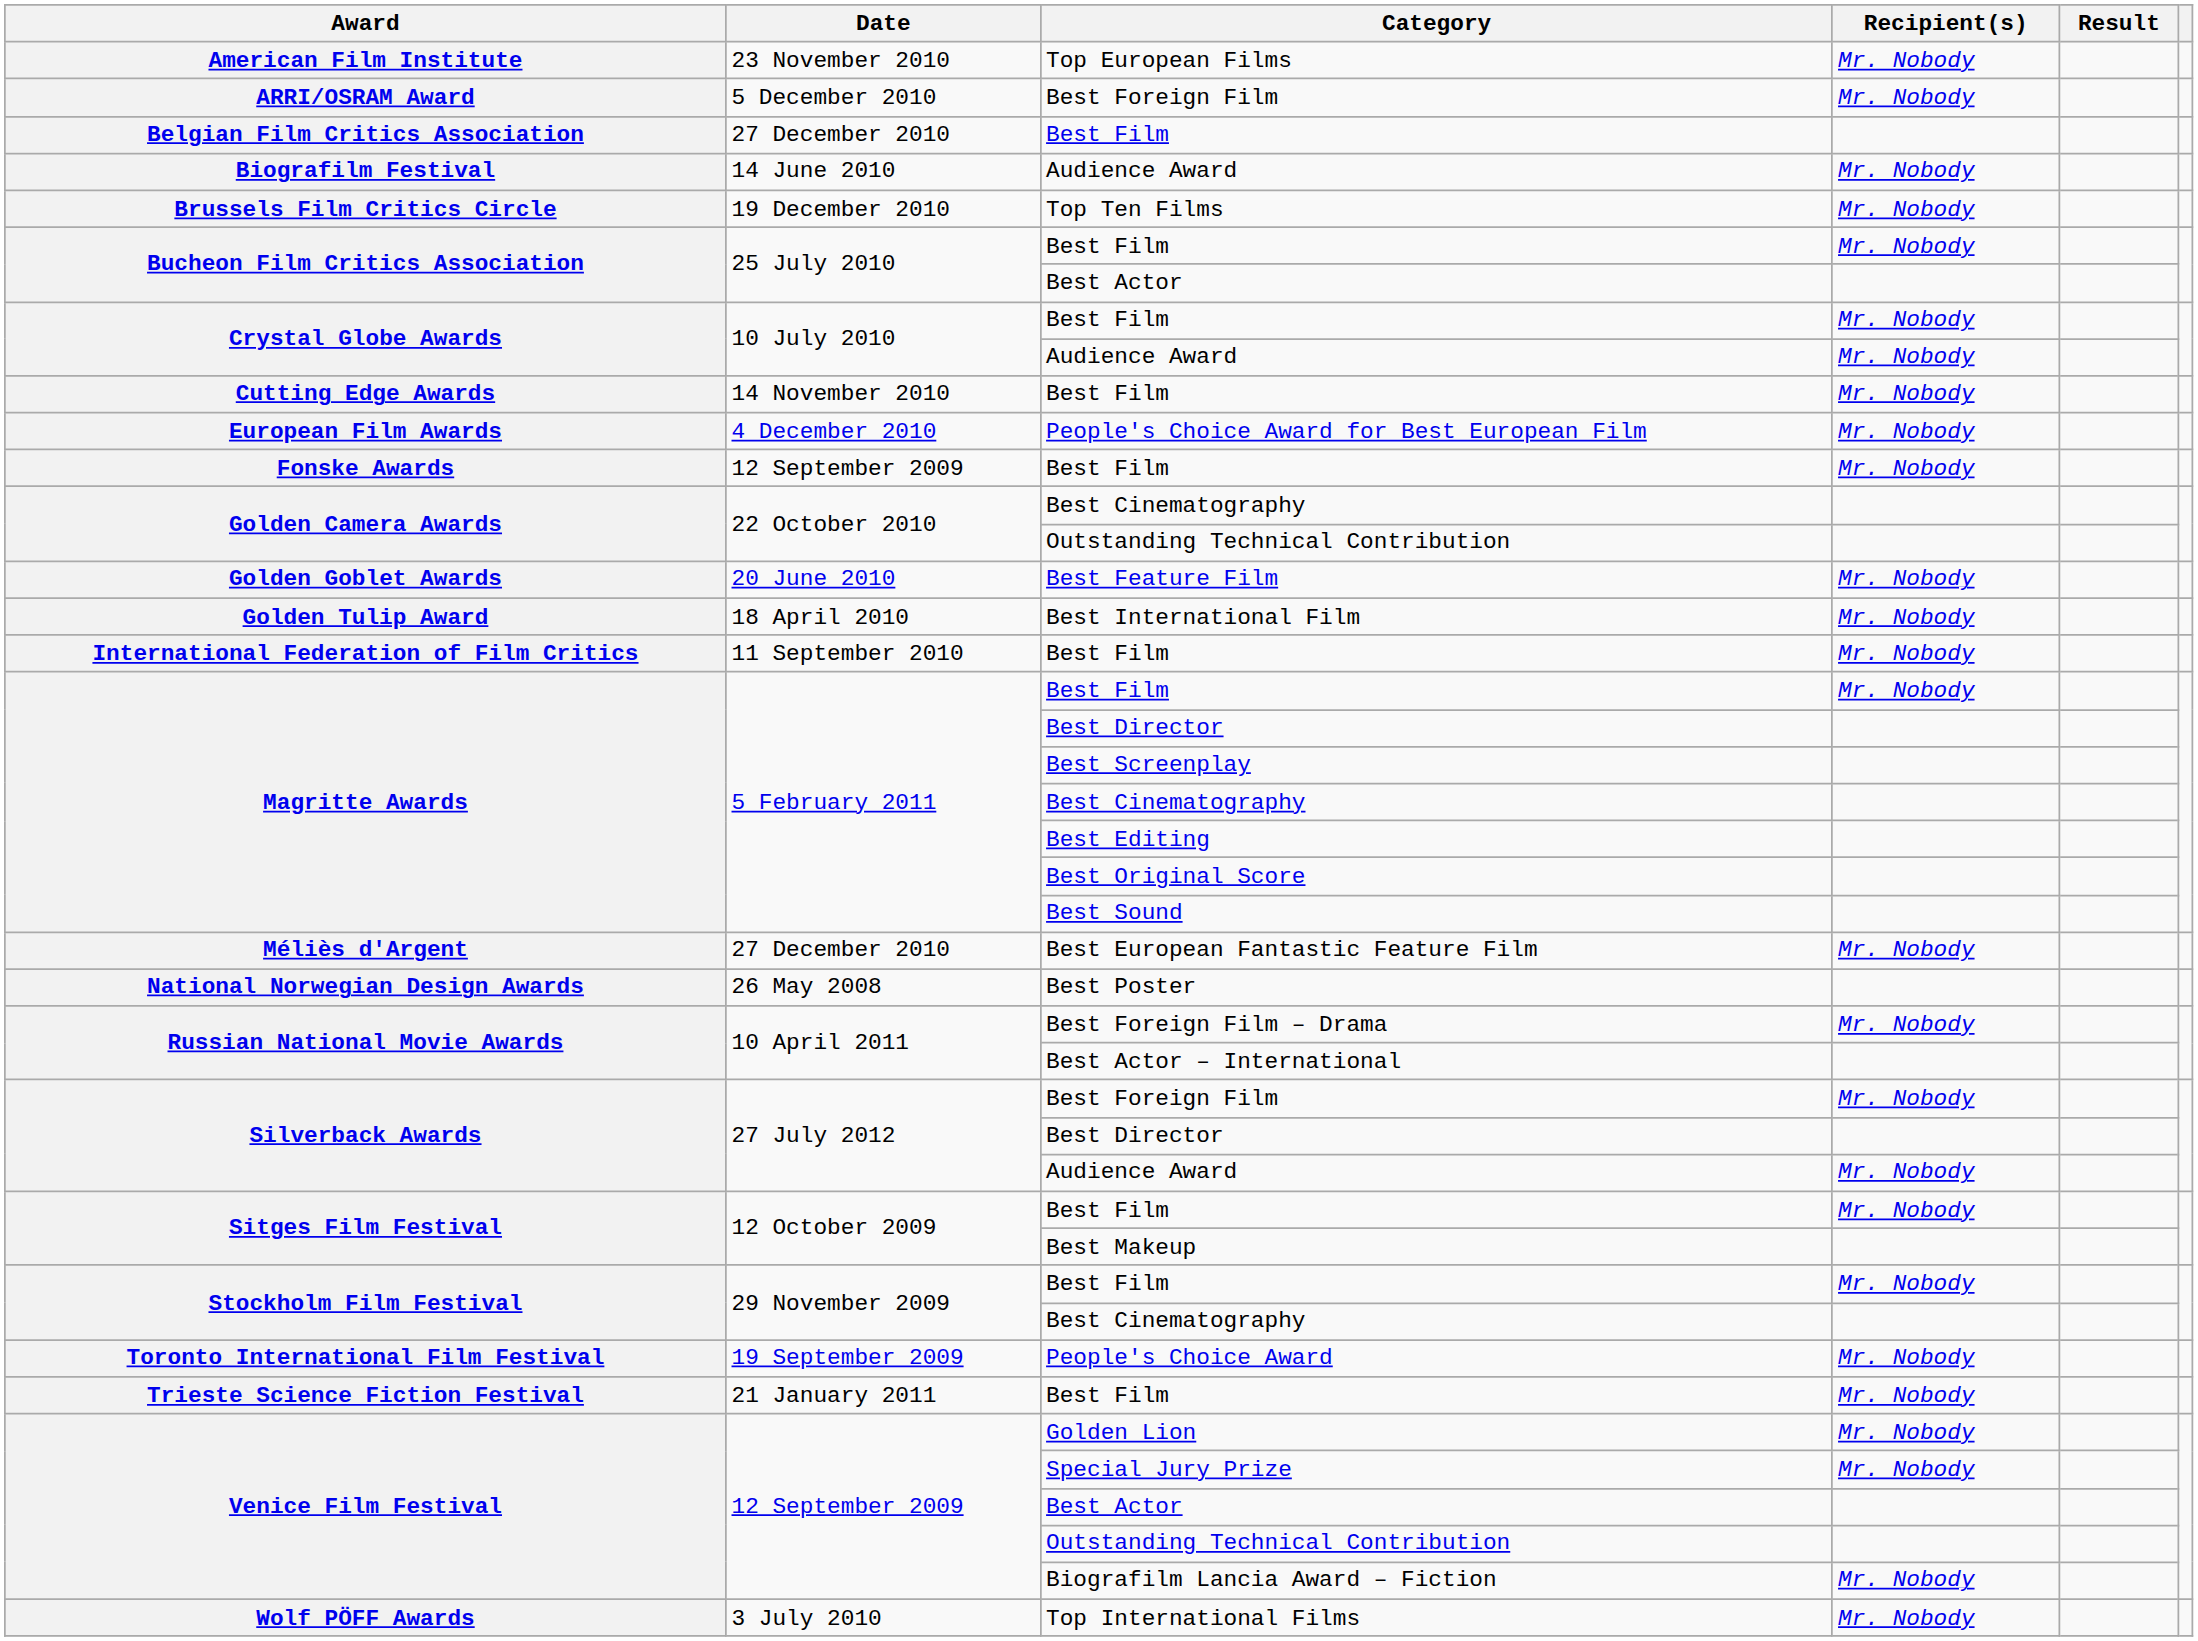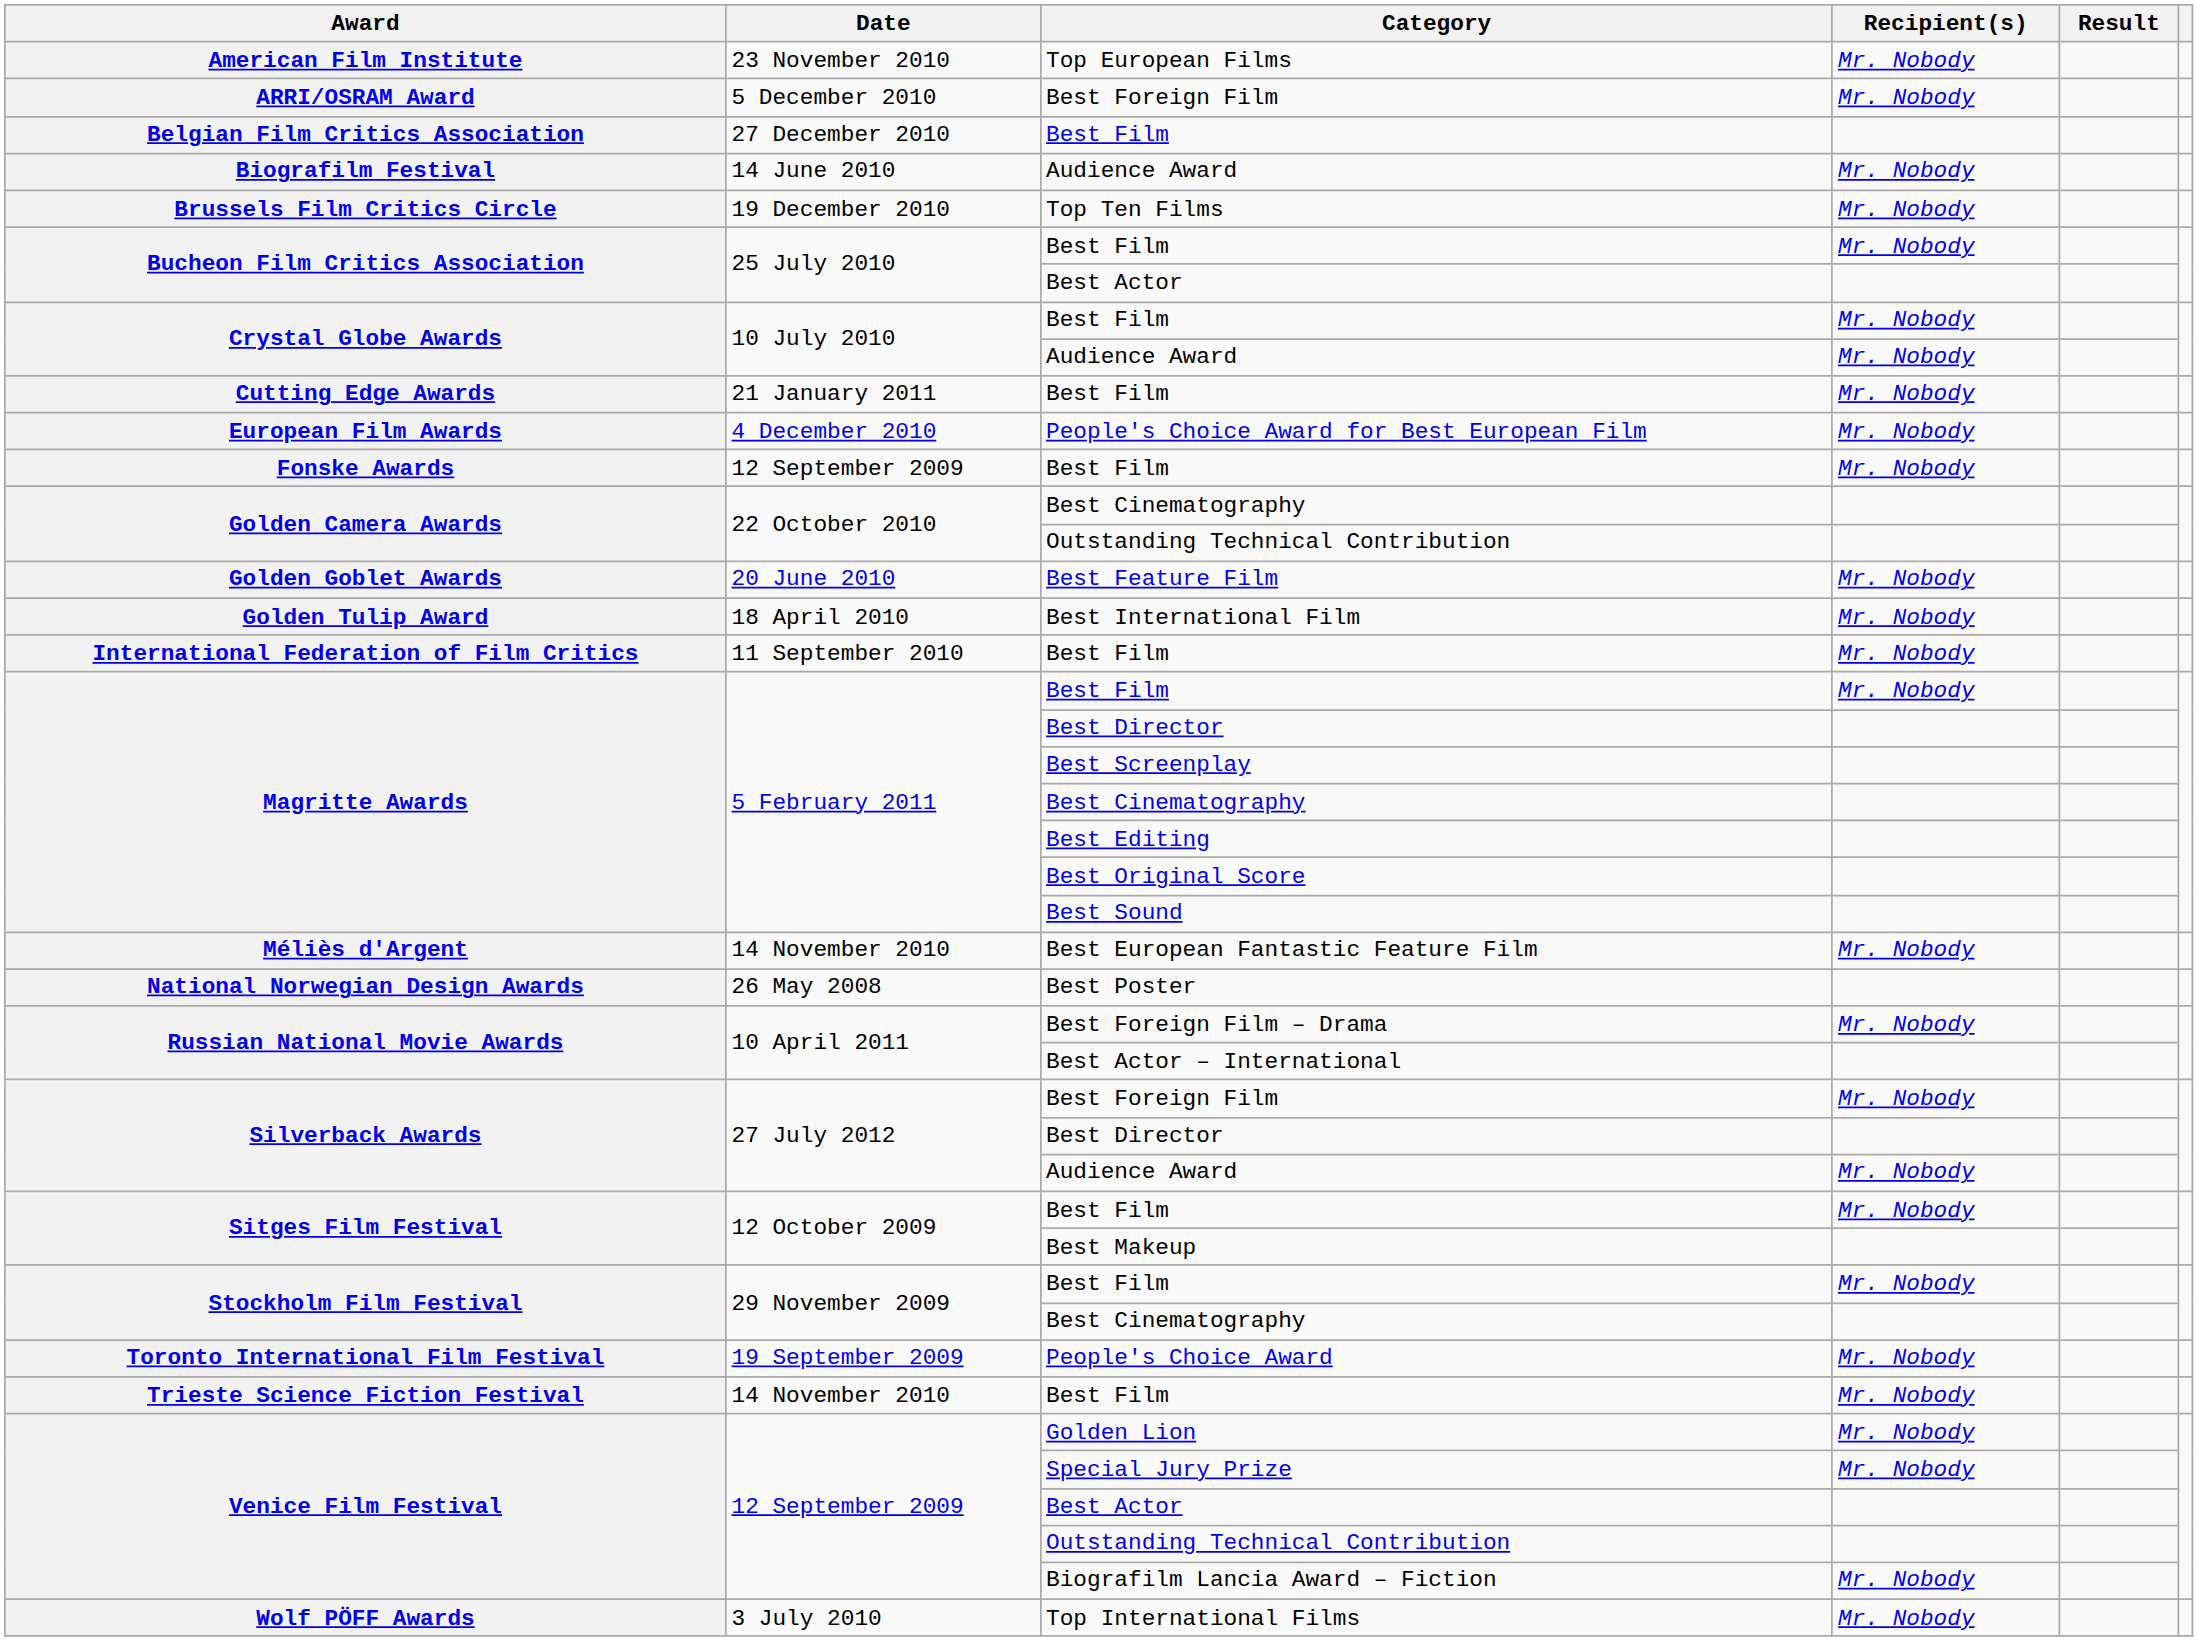(841, 394) 14 November 2010 -> (834, 394) 21 January 2011
(841, 950) 27 December 2010 -> (841, 950) 14 November 2010
(834, 1395) 21 January 2011 -> (841, 1395) 14 November 2010
